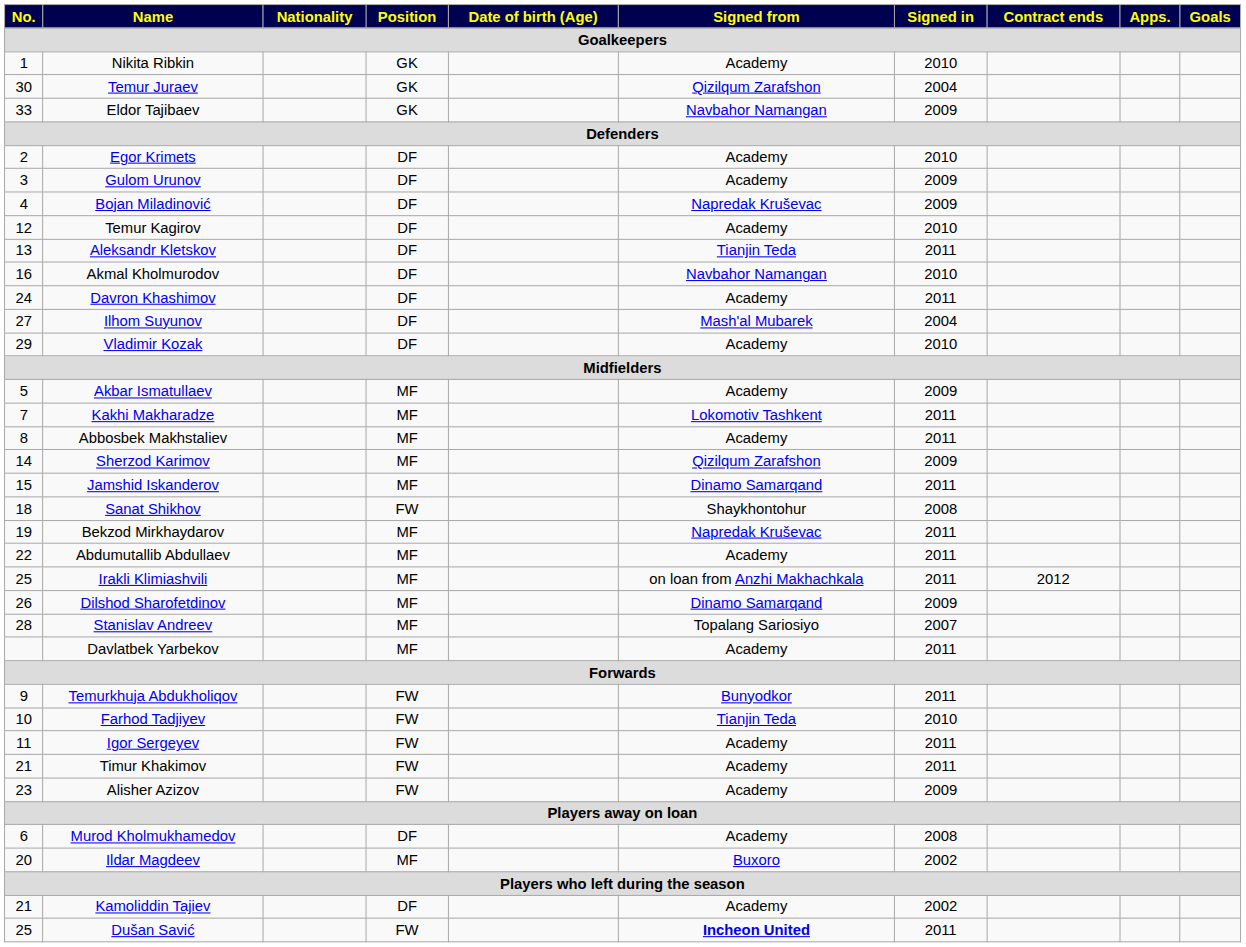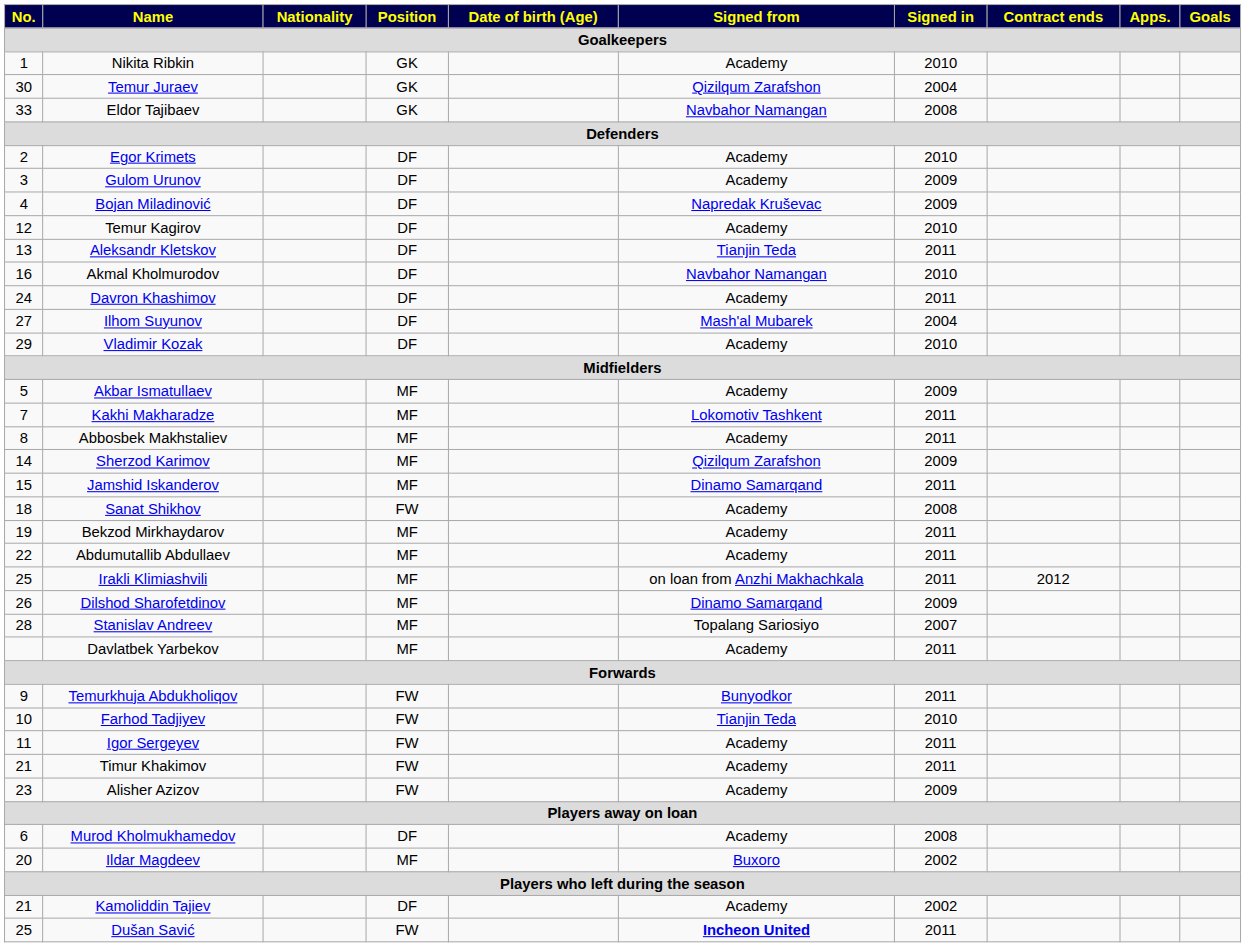(941, 110) 2009 -> (941, 110) 2008
(756, 509) Shaykhontohur -> (756, 509) Academy
(756, 532) Napredak Kruševac -> (756, 532) Academy
